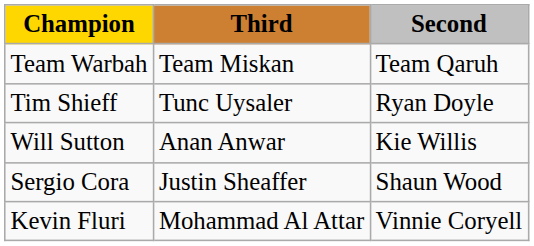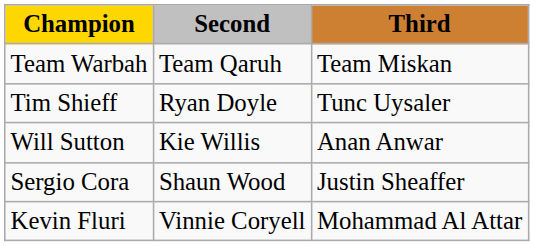columns swapped: (449, 24) <-> (262, 24)
